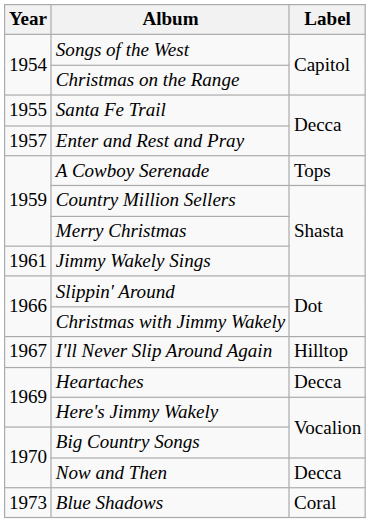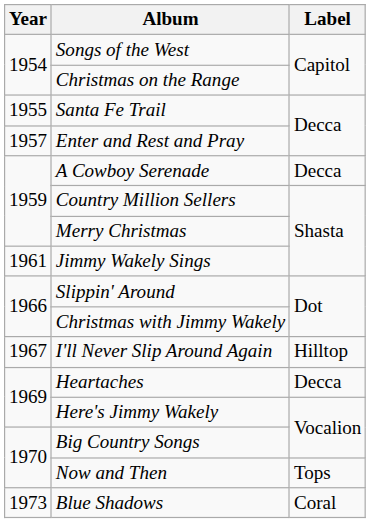(312, 170) Tops -> (318, 170) Decca
(318, 472) Decca -> (312, 472) Tops
